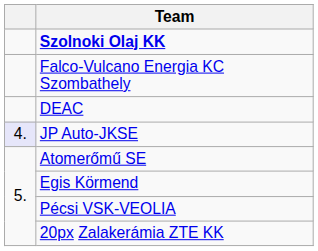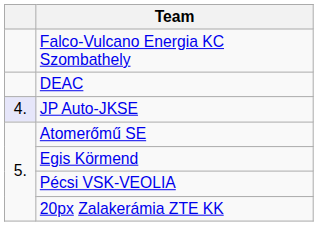- row: (103, 41)
